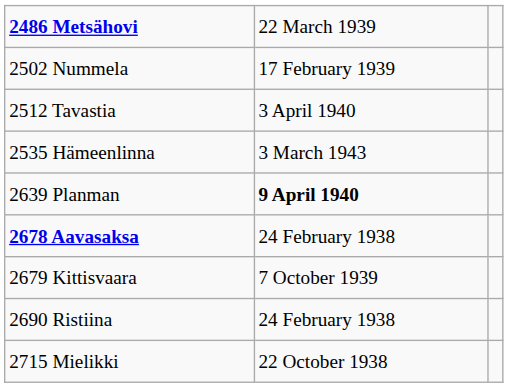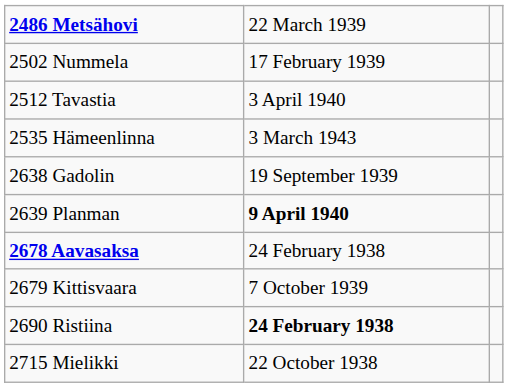+ row: (62, 175)
(327, 319) normal -> (321, 325) bold
